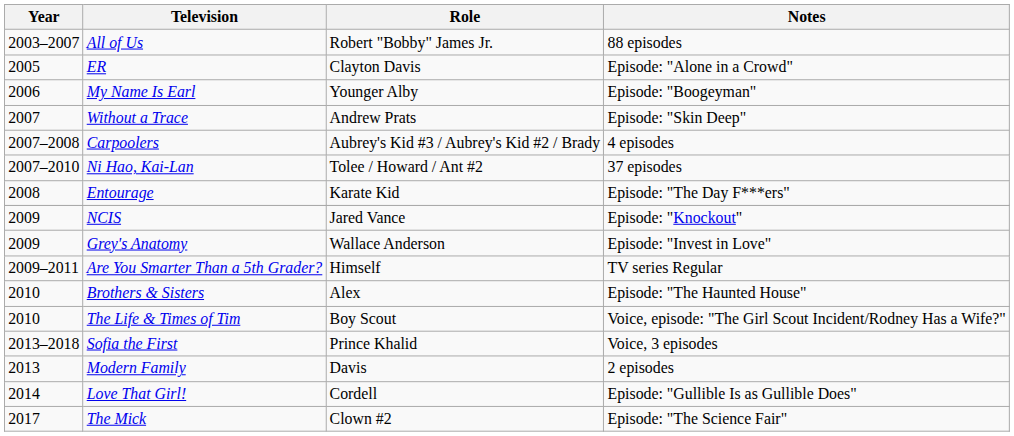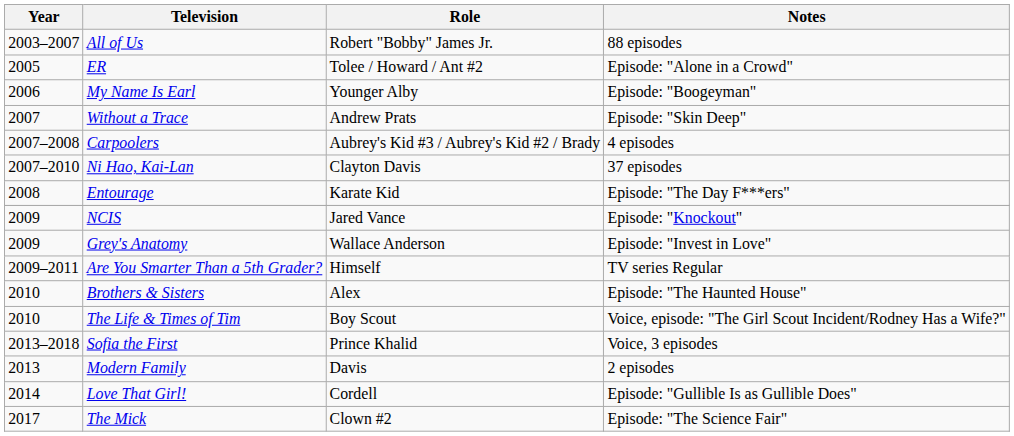(375, 67) Clayton Davis -> (406, 67) Tolee / Howard / Ant #2
(406, 167) Tolee / Howard / Ant #2 -> (375, 167) Clayton Davis
